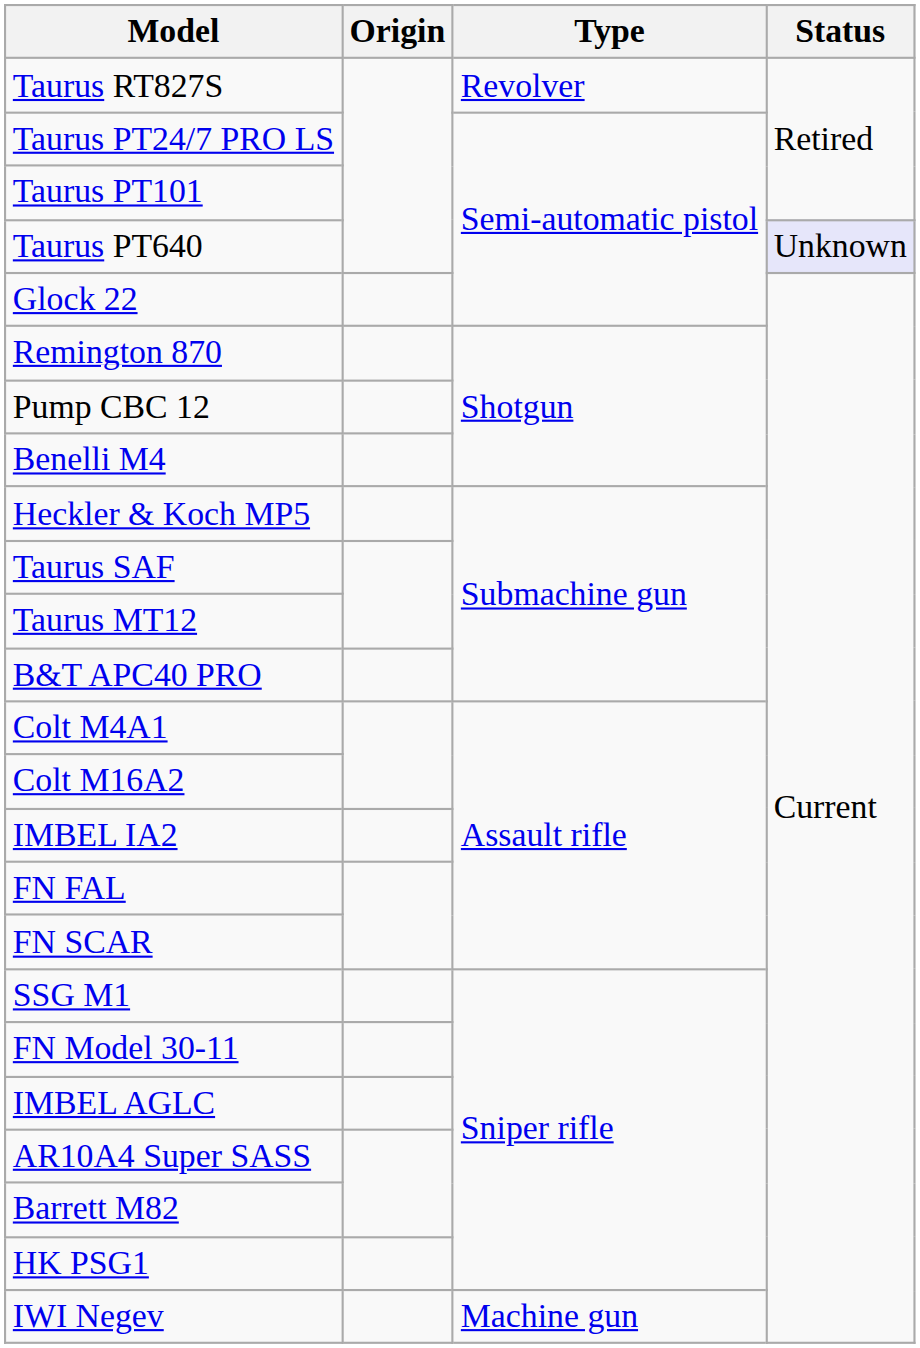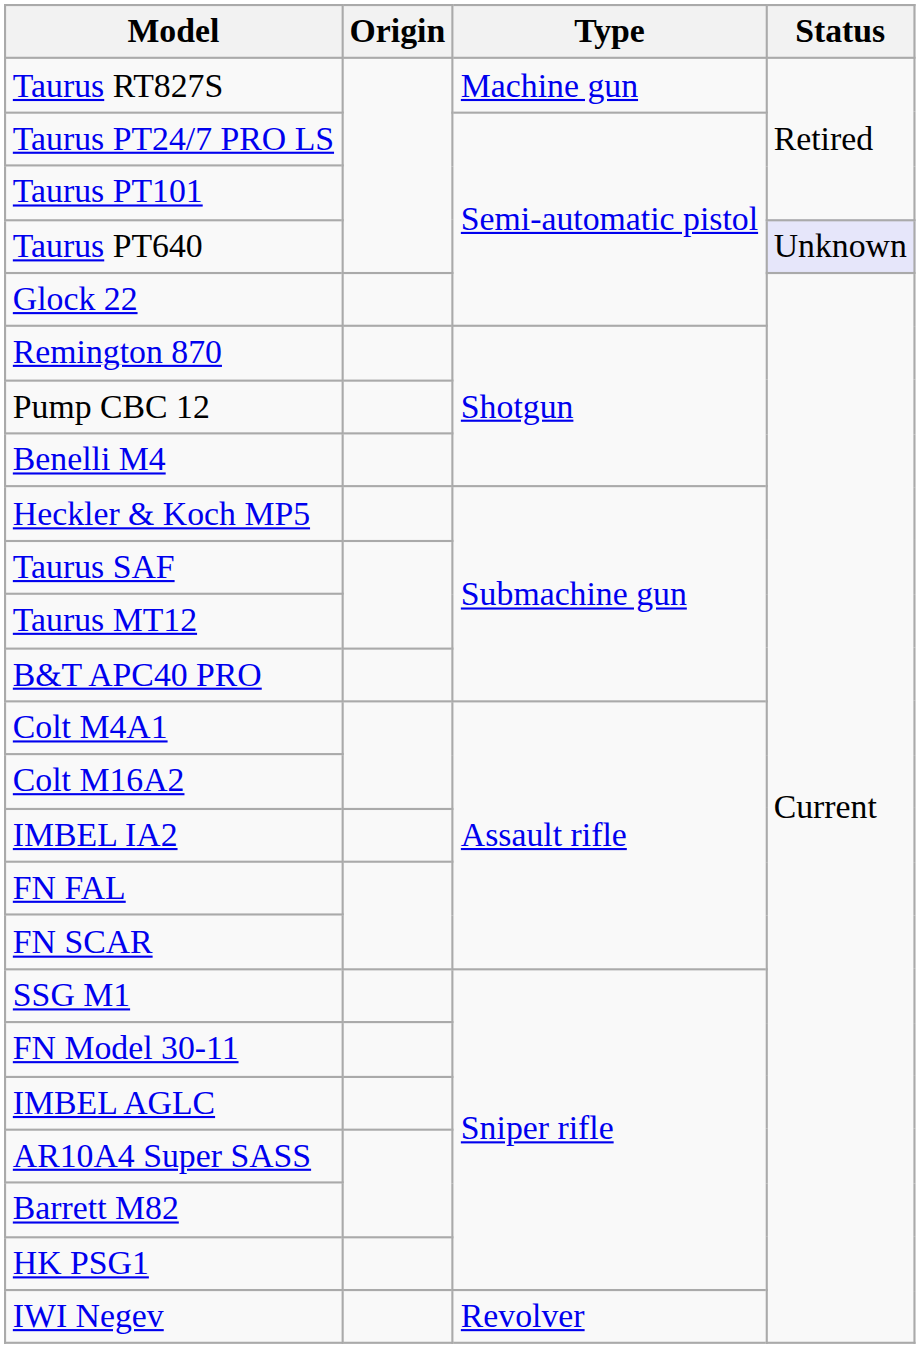(523, 84) Revolver -> (549, 84) Machine gun
(549, 1316) Machine gun -> (523, 1316) Revolver
